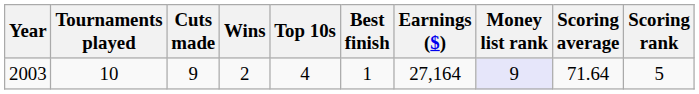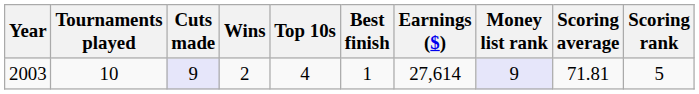(193, 73) no background -> (193, 73) lavender background
(435, 73) 27,164 -> (435, 73) 27,614
(588, 73) 71.64 -> (588, 73) 71.81
